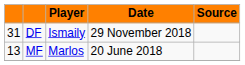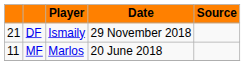(14, 32) 31 -> (14, 32) 21
(14, 51) 13 -> (13, 51) 11
